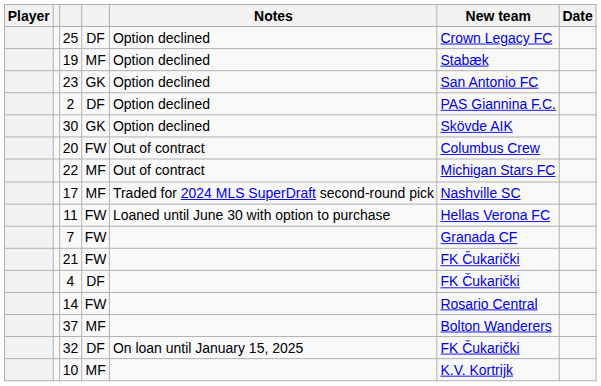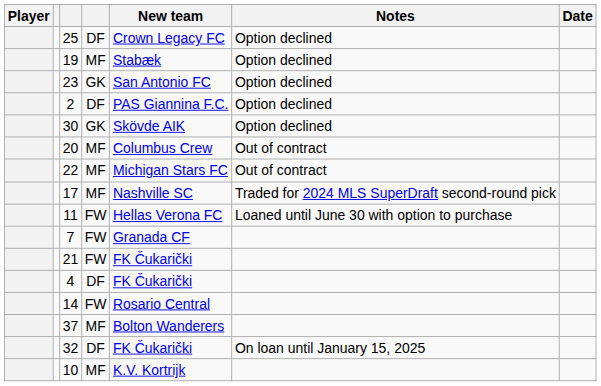columns swapped: (498, 16) <-> (273, 16)
(96, 149) FW -> (96, 149) MF
